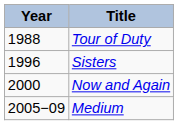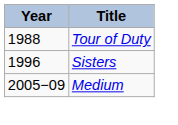- row: (121, 86)
